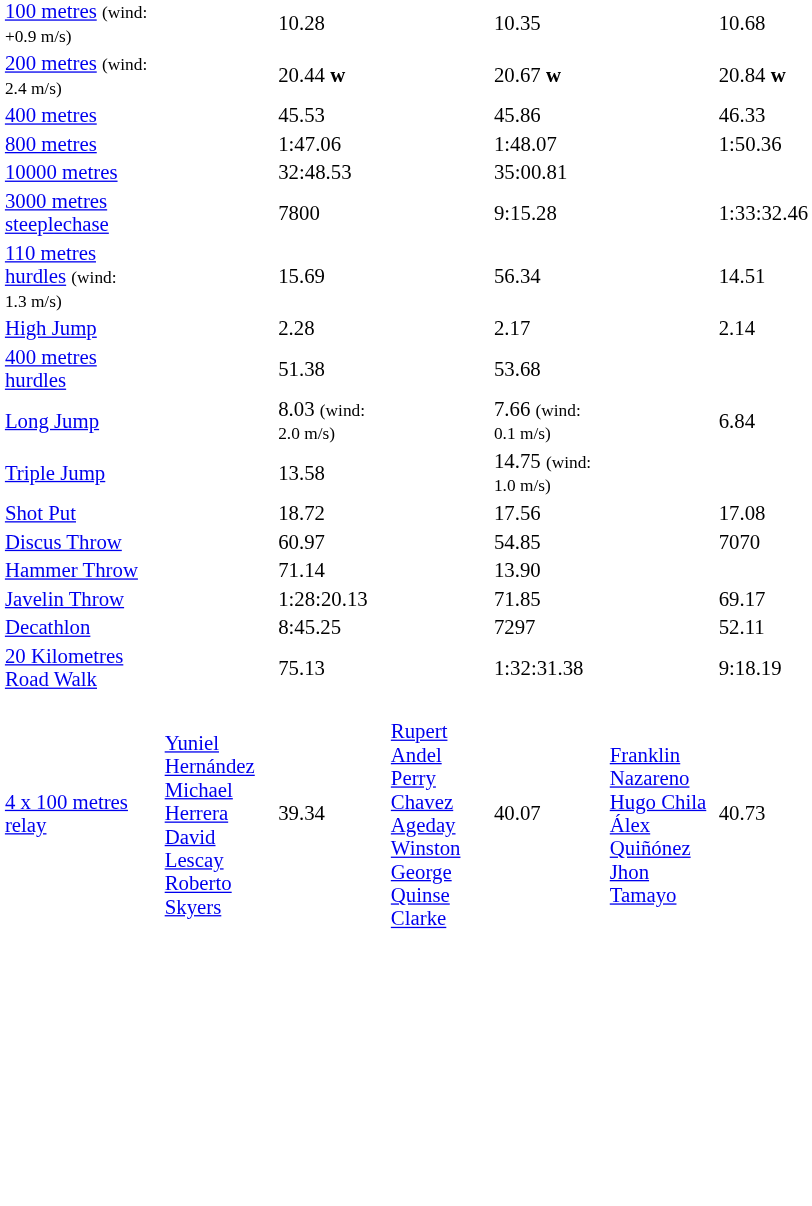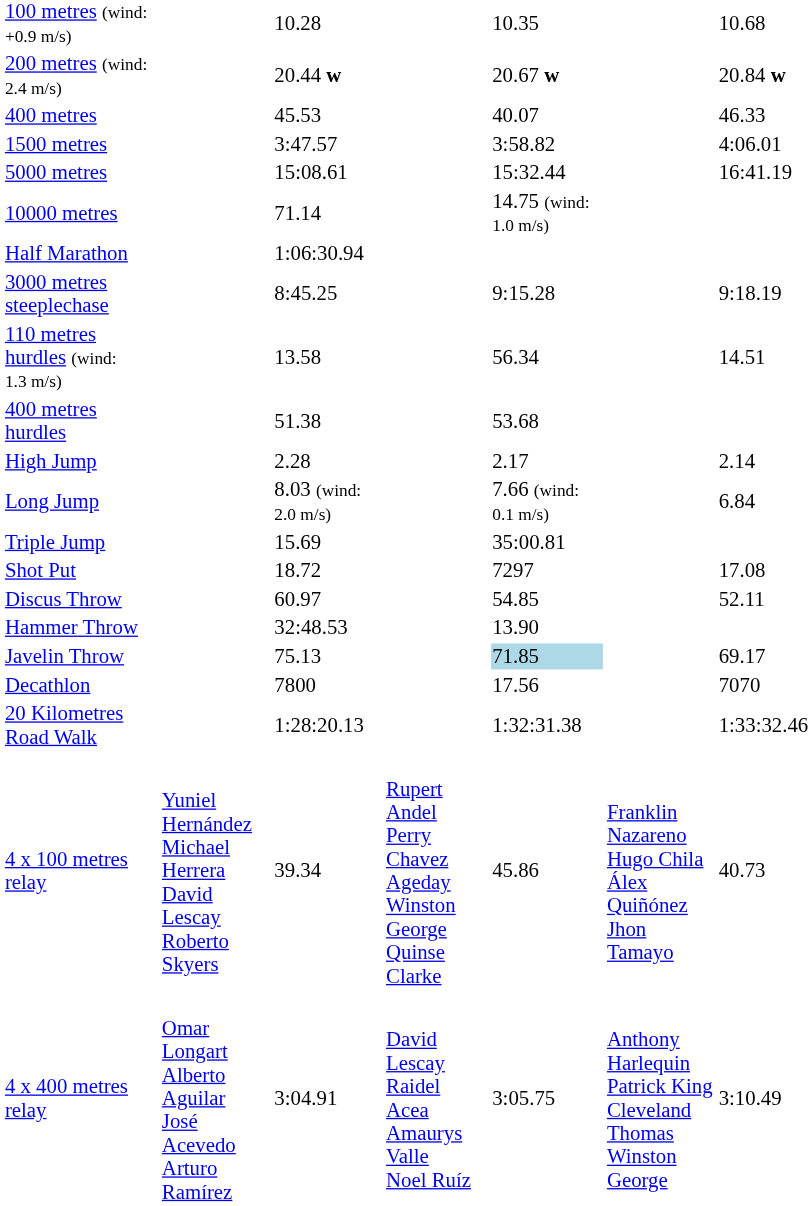(517, 115) 45.86 -> (516, 115) 40.07
- row: (51, 144)
+ row: (56, 144)
+ row: (56, 172)
(315, 172) 32:48.53 -> (298, 212) 71.14
(531, 172) 35:00.81 -> (541, 212) 14.75 (wind: 1.0 m/s)
+ row: (66, 253)
(299, 212) 7800 -> (306, 293) 8:45.25
(763, 212) 1:33:32.46 -> (750, 293) 9:18.19
(302, 276) 15.69 -> (298, 357) 13.58
rows swapped: (51, 368) <-> (51, 328)
(302, 472) 13.58 -> (298, 541) 15.69
(543, 472) 14.75 (wind: 1.0 m/s) -> (529, 541) 35:00.81
(517, 513) 17.56 -> (513, 570) 7297
(739, 541) 7070 -> (742, 599) 52.11
(302, 570) 71.14 -> (311, 627) 32:48.53
(323, 599) 1:28:20.13 -> (298, 656) 75.13
(517, 599) no background -> (516, 656) lightblue background
(310, 627) 8:45.25 -> (295, 684) 7800
(515, 627) 7297 -> (516, 684) 17.56
(742, 627) 52.11 -> (739, 684) 7070
(302, 667) 75.13 -> (319, 725) 1:28:20.13
(750, 667) 9:18.19 -> (763, 725) 1:33:32.46
(517, 813) 40.07 -> (516, 870) 45.86
+ row: (66, 1098)
